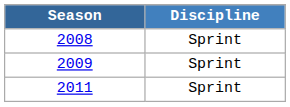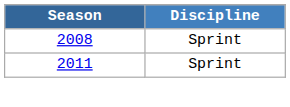- row: (75, 65)
